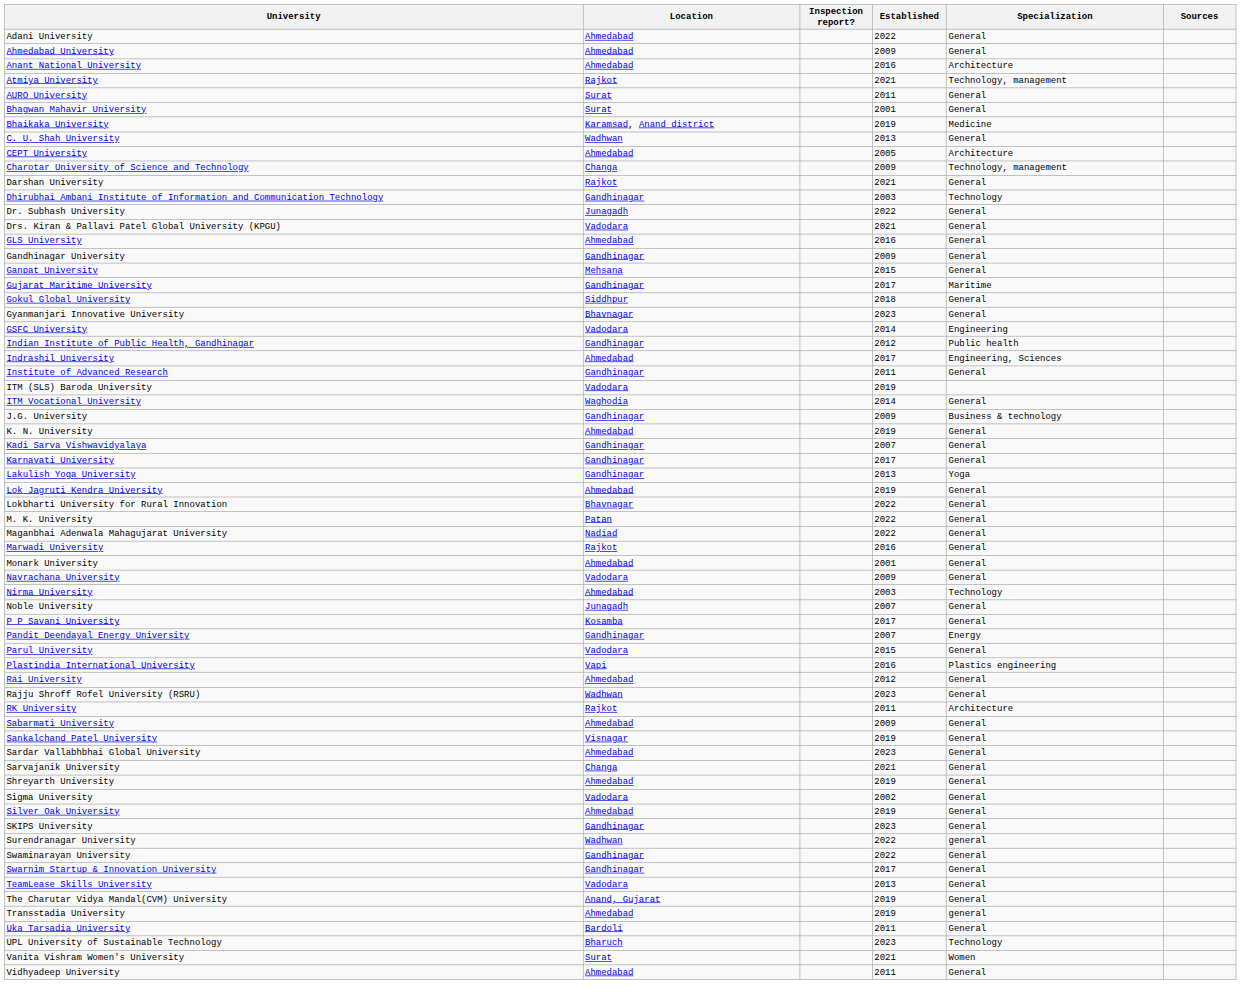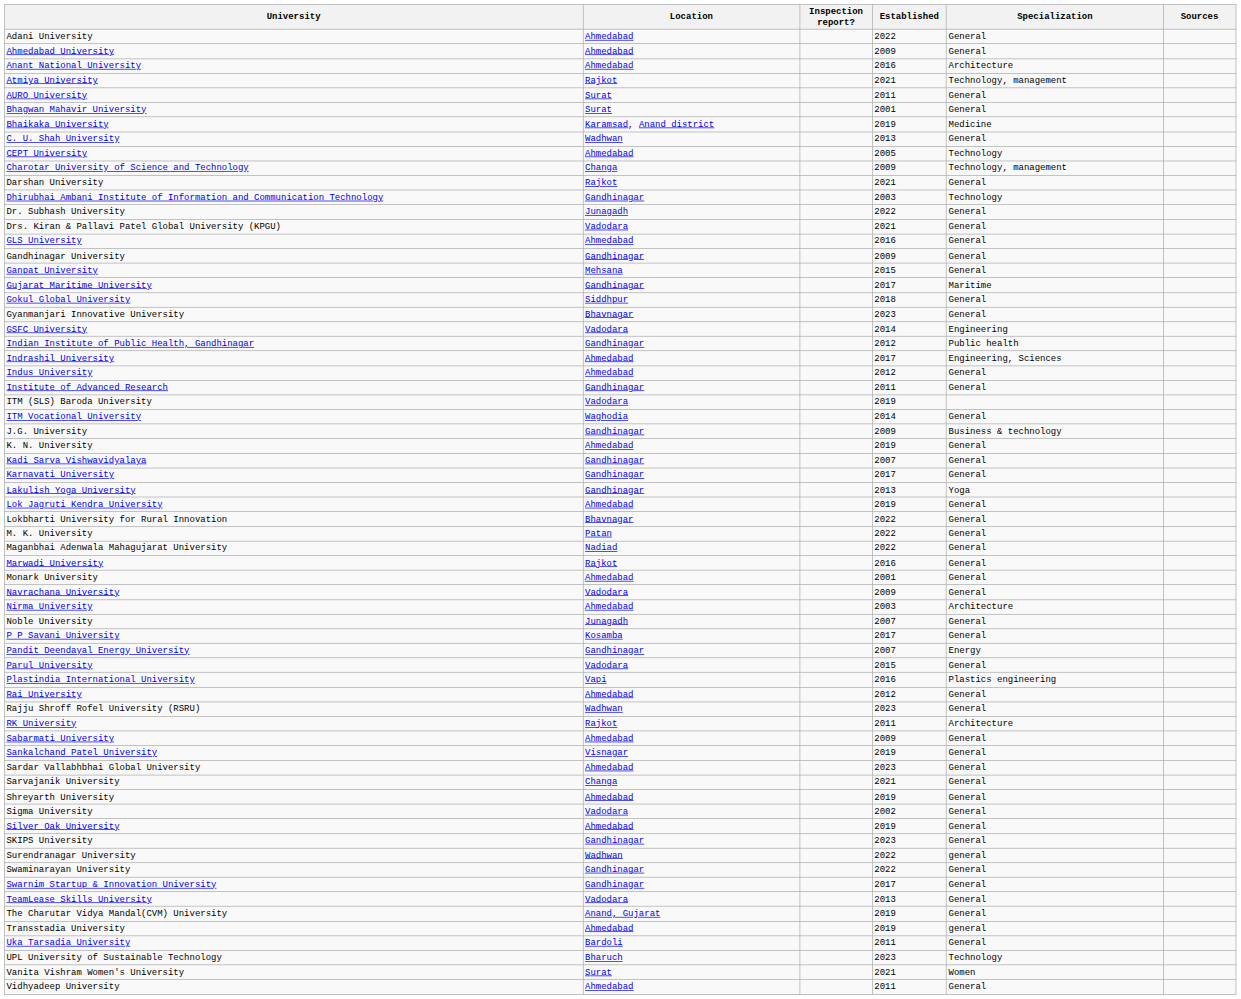(981, 154) Architecture -> (975, 154) Technology
+ row: (50, 373)
(975, 592) Technology -> (981, 607) Architecture
